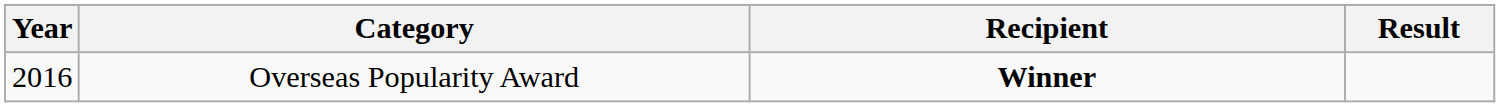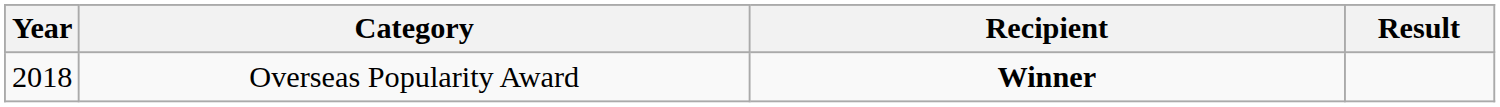(42, 76) 2016 -> (42, 76) 2018
